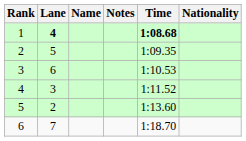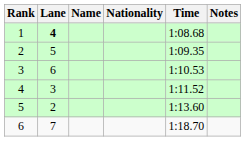columns swapped: (210, 13) <-> (121, 13)
(158, 32) bold -> (186, 32) normal
